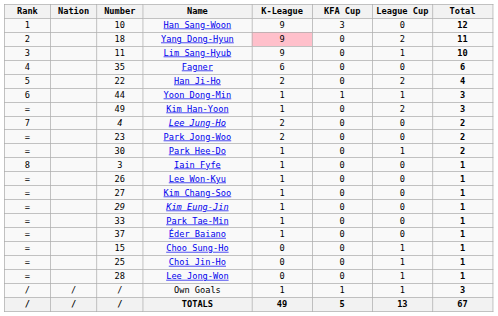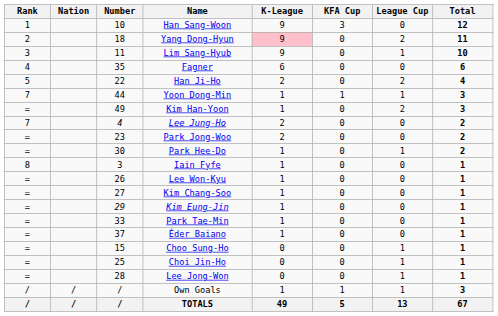(27, 95) 6 -> (27, 95) 7
